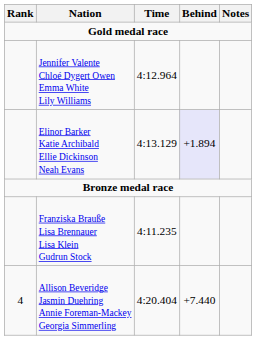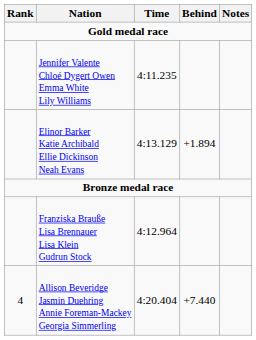(157, 75) 4:12.964 -> (157, 75) 4:11.235
(199, 144) lavender background -> (199, 144) no background
(157, 231) 4:11.235 -> (157, 231) 4:12.964
